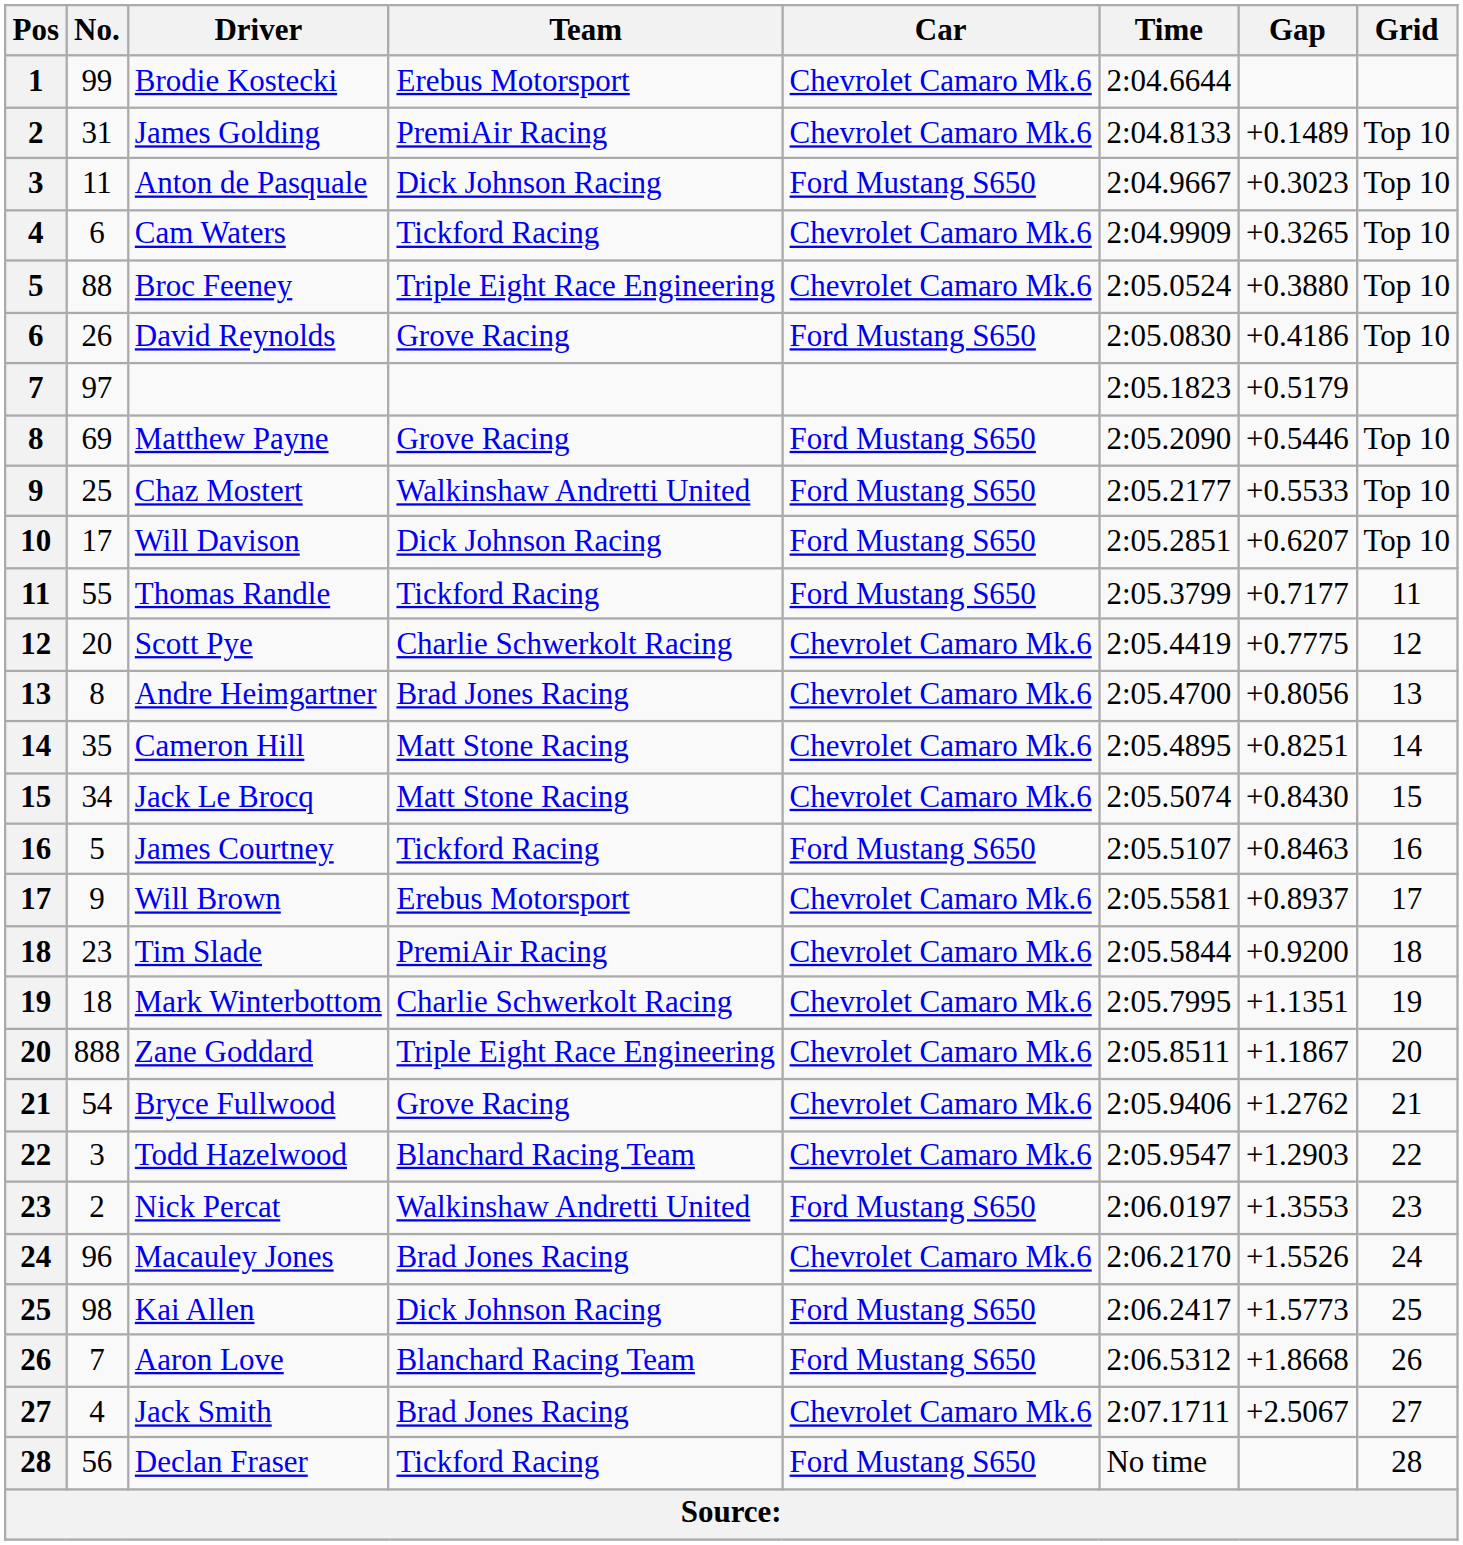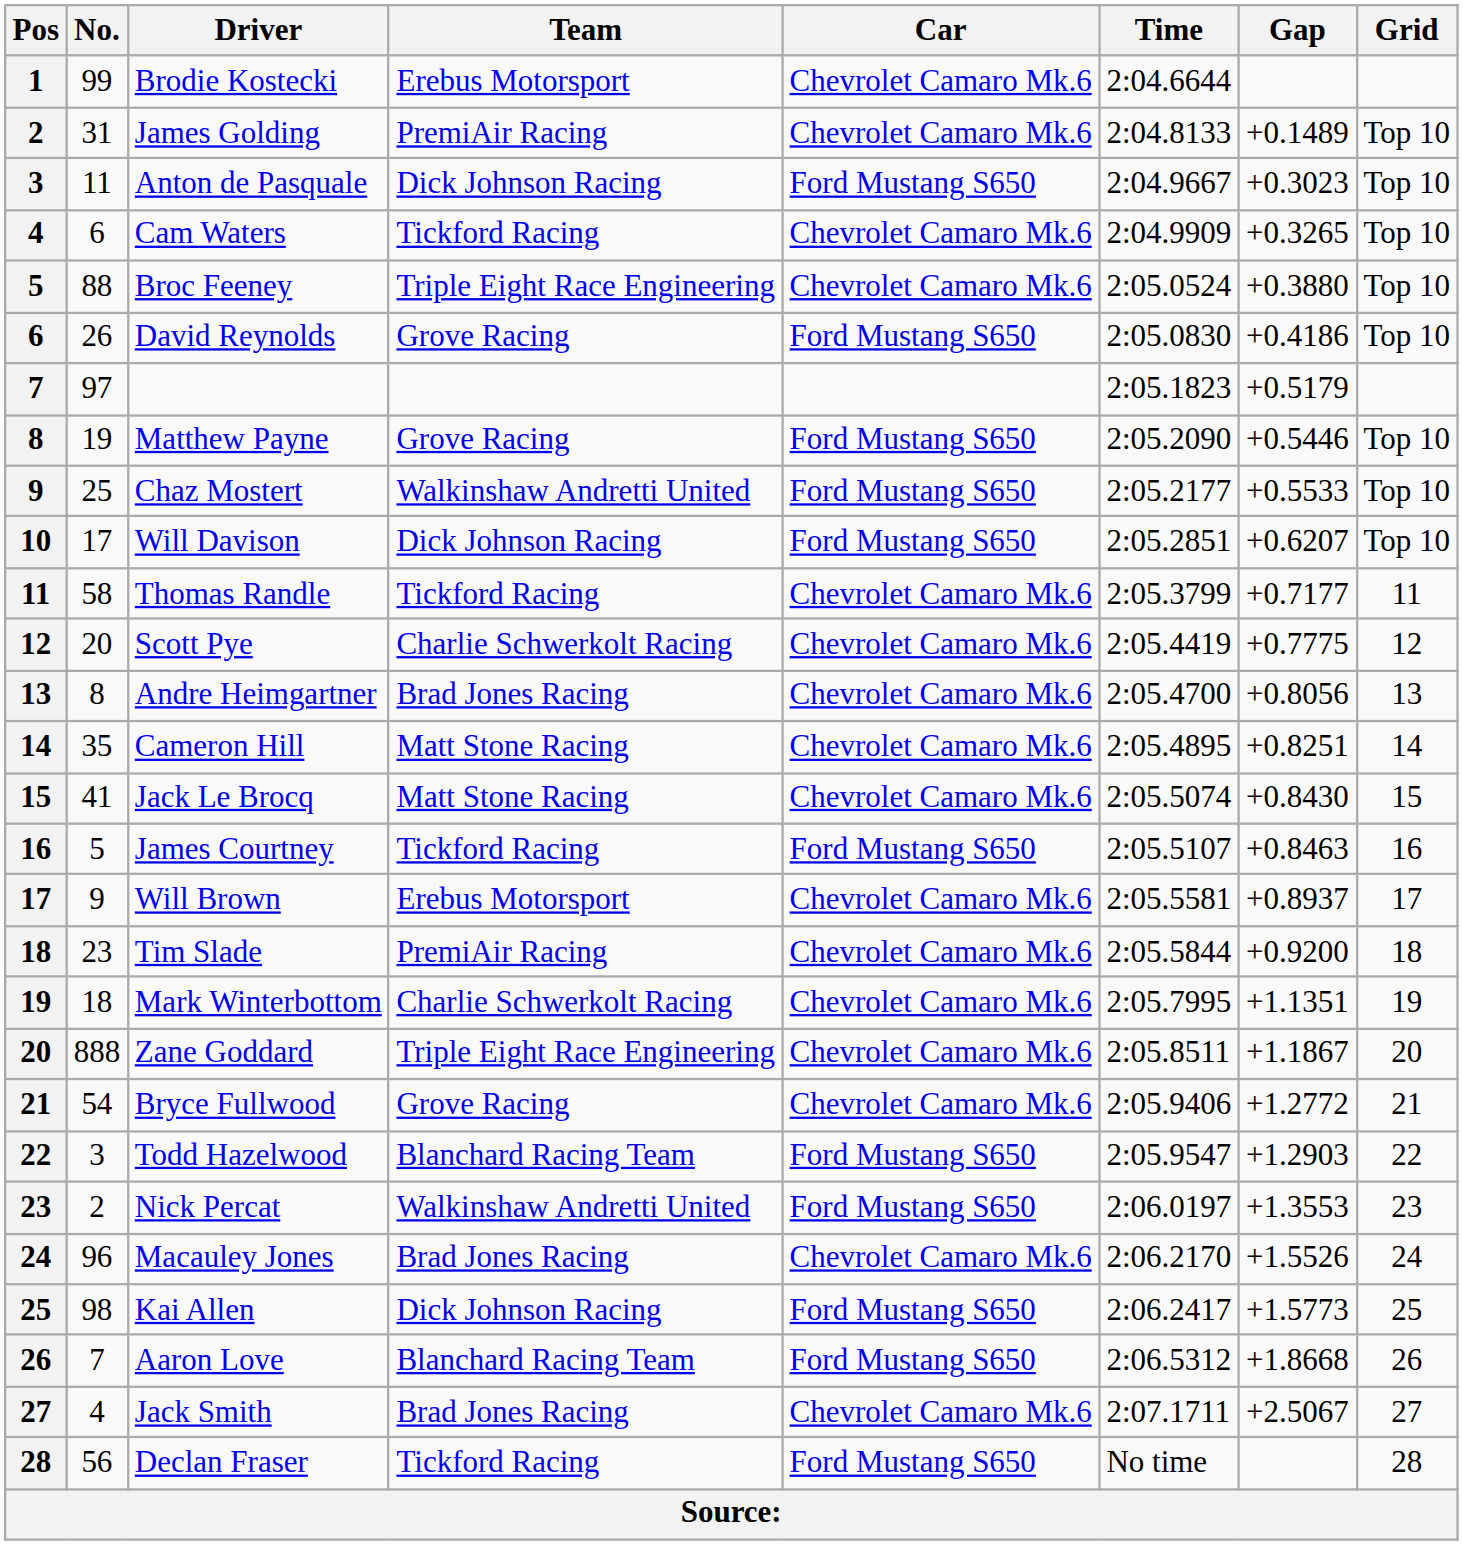(97, 438) 69 -> (97, 438) 19
(97, 592) 55 -> (97, 592) 58
(913, 592) Ford Mustang S650 -> (941, 592) Chevrolet Camaro Mk.6
(97, 797) 34 -> (97, 797) 41
(1297, 1103) +1.2762 -> (1297, 1103) +1.2772
(941, 1155) Chevrolet Camaro Mk.6 -> (913, 1155) Ford Mustang S650
